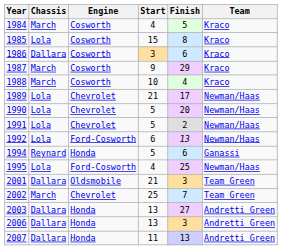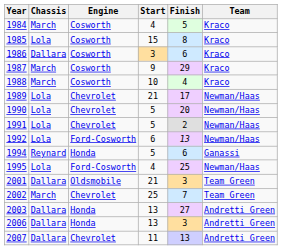(83, 238) Honda -> (93, 238) Chevrolet
